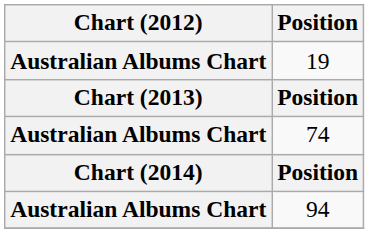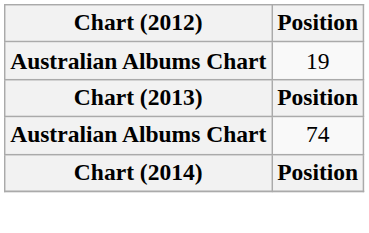- row: (318, 209)
